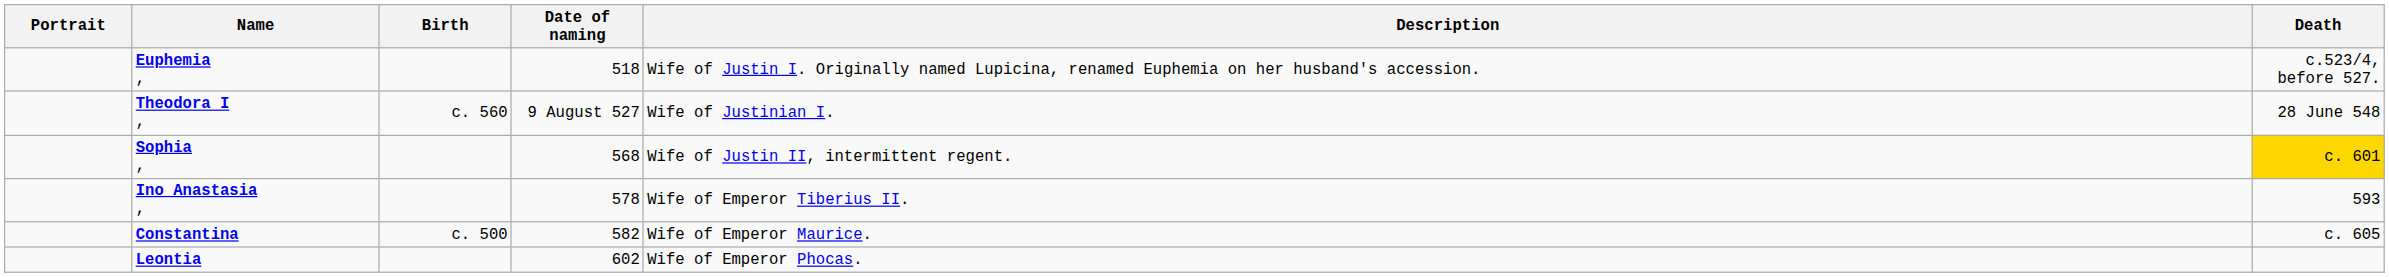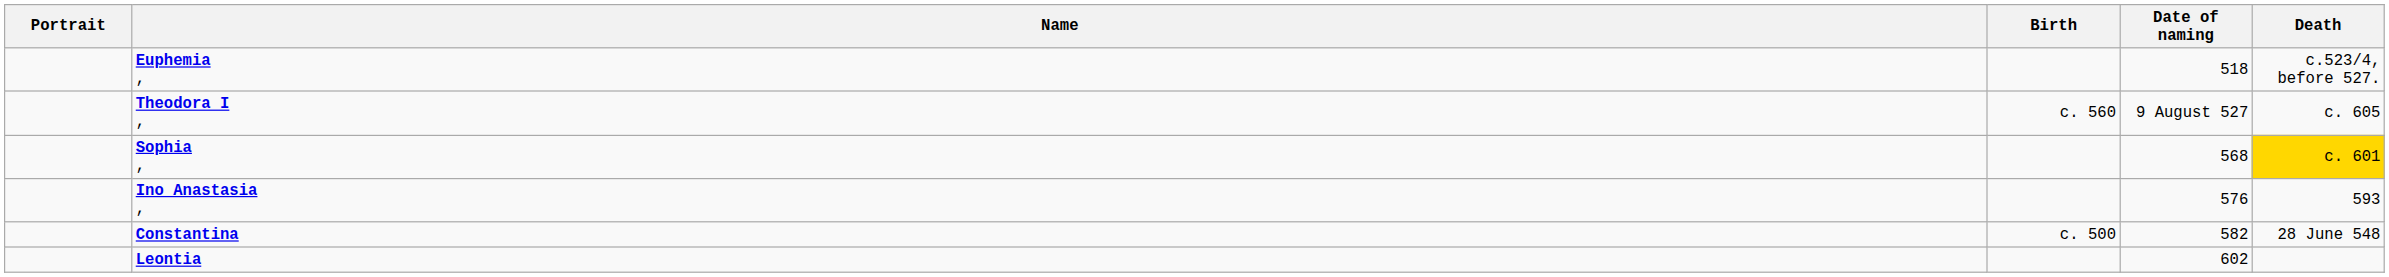- column: (1448, 26)
(2329, 113) 28 June 548 -> (2352, 113) c. 605
(626, 200) 578 -> (2234, 200) 576
(2352, 234) c. 605 -> (2329, 234) 28 June 548
